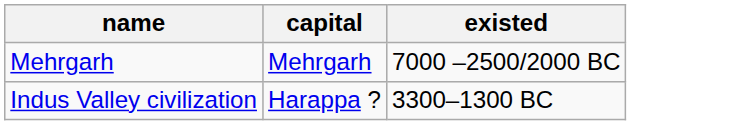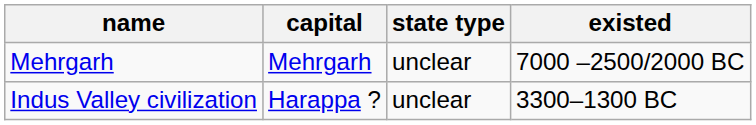+ column: (448, 23)
